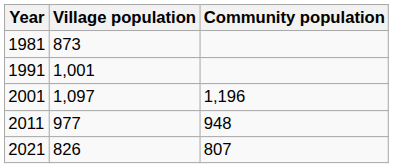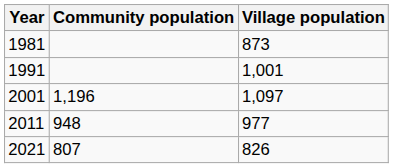columns swapped: (294, 17) <-> (125, 17)
